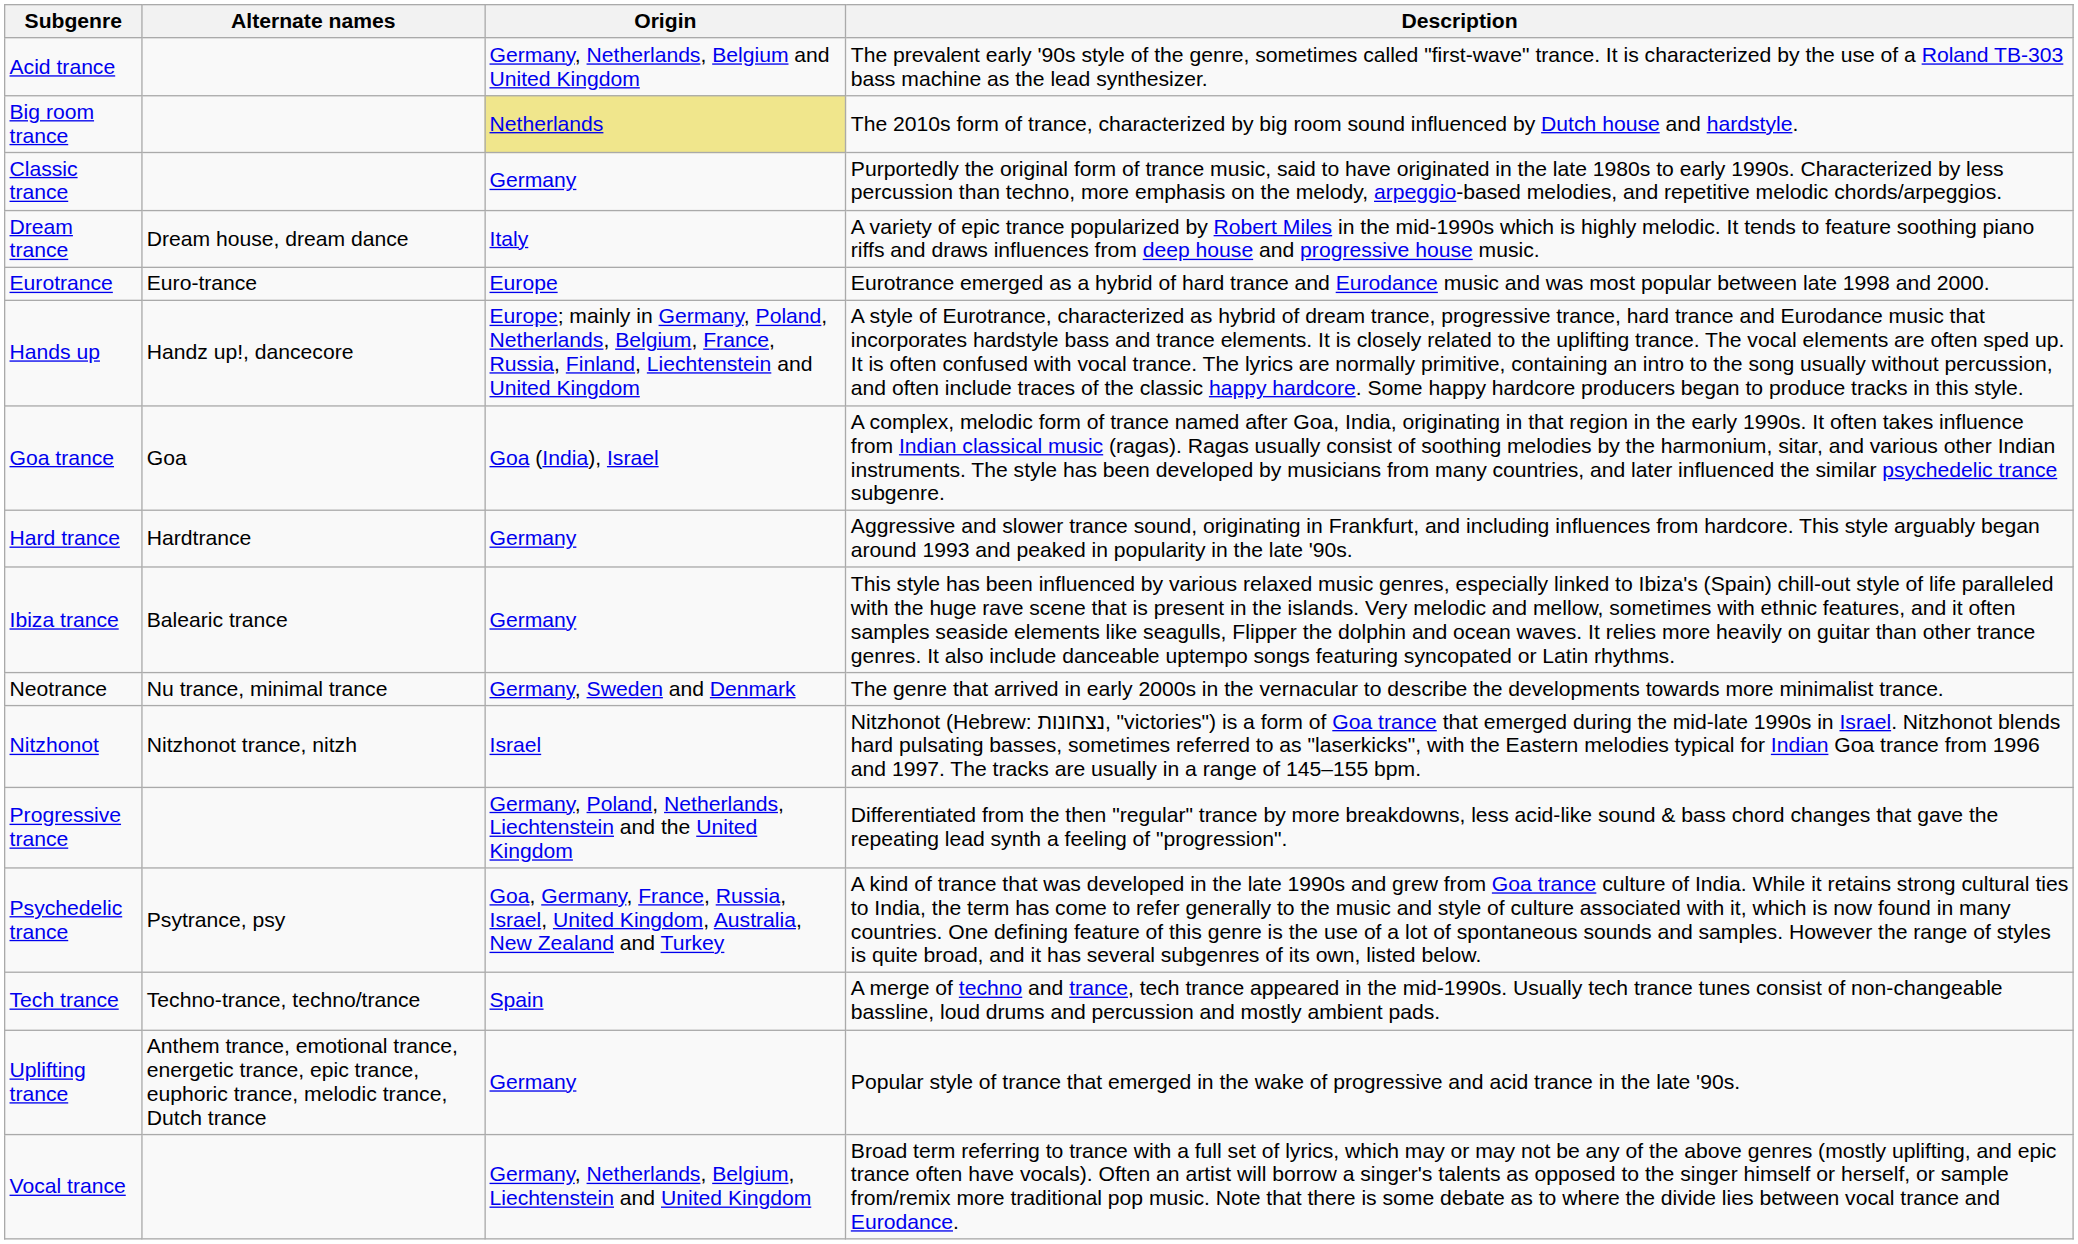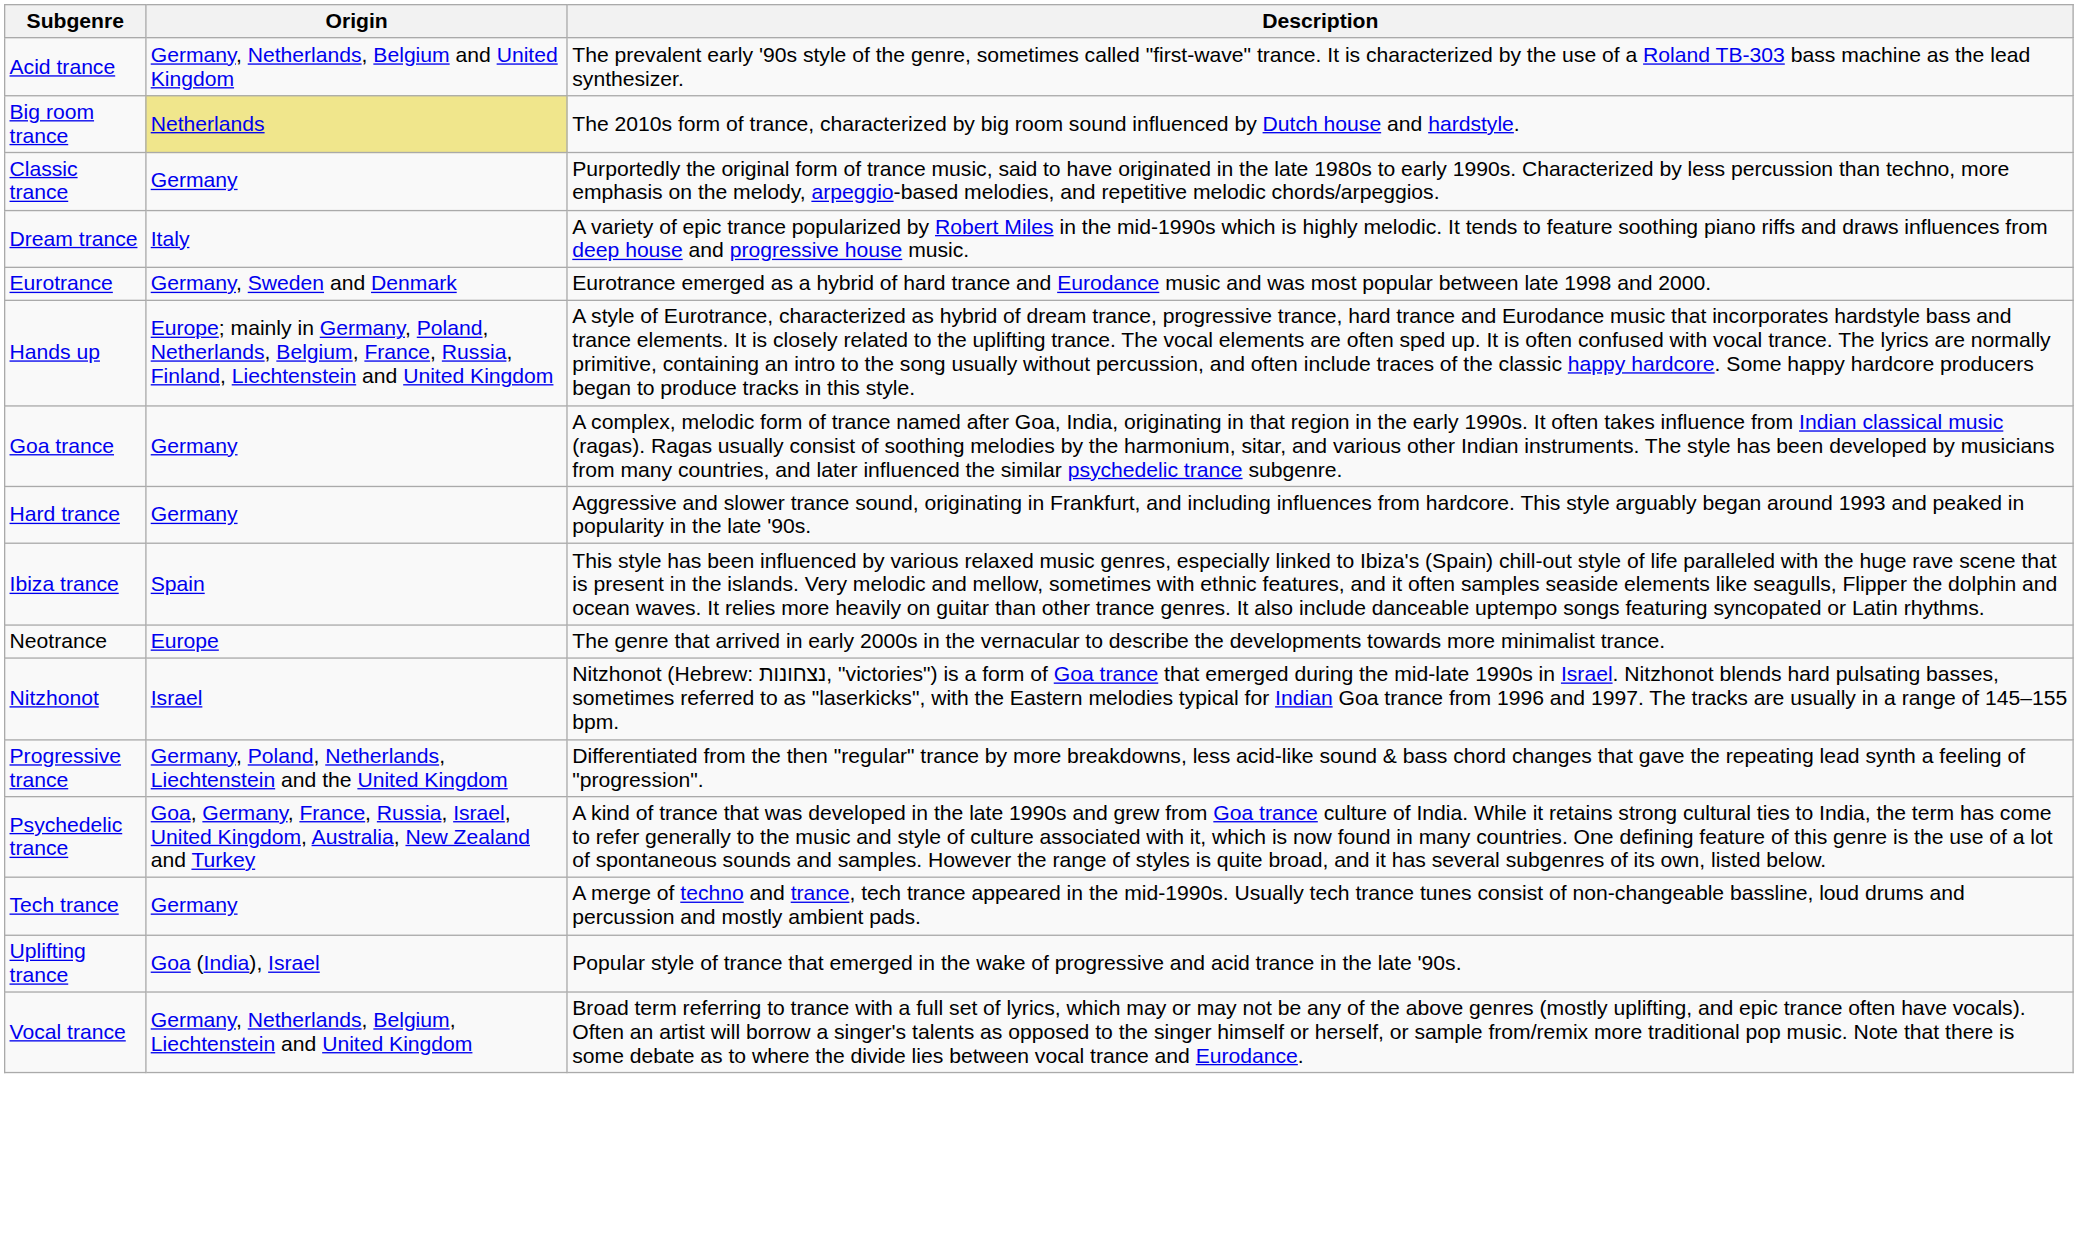- column: (313, 21)
(524, 283) Europe -> (304, 283) Germany, Sweden and Denmark
(574, 457) Goa (India), Israel -> (194, 445) Germany
(533, 619) Germany -> (178, 584) Spain
(643, 688) Germany, Sweden and Denmark -> (185, 641) Europe
(517, 1001) Spain -> (194, 905) Germany
(533, 1082) Germany -> (235, 963) Goa (India), Israel
